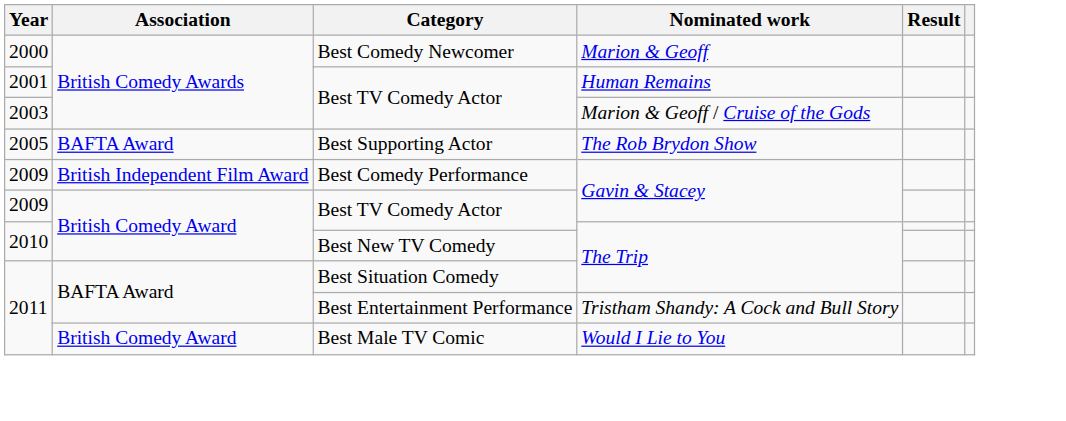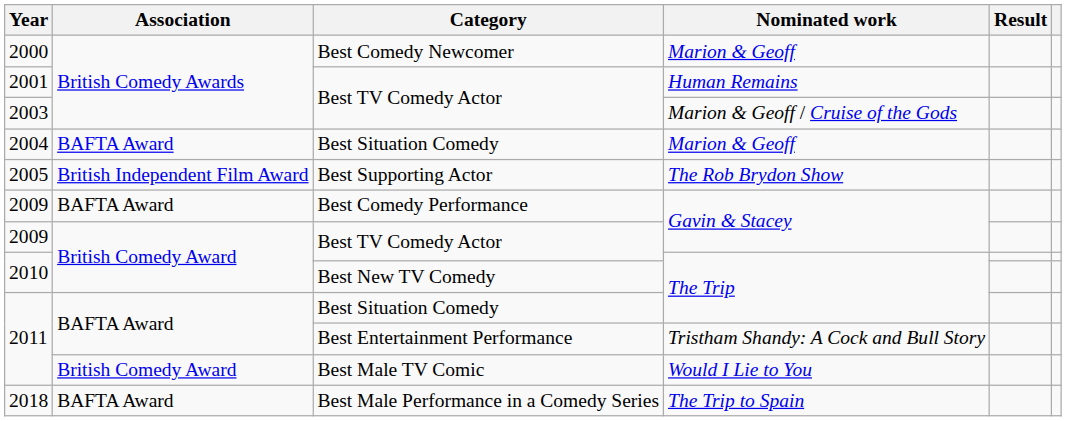+ row: (29, 143)
(115, 143) BAFTA Award -> (183, 174) British Independent Film Award
(183, 174) British Independent Film Award -> (115, 205) BAFTA Award
+ row: (29, 400)
